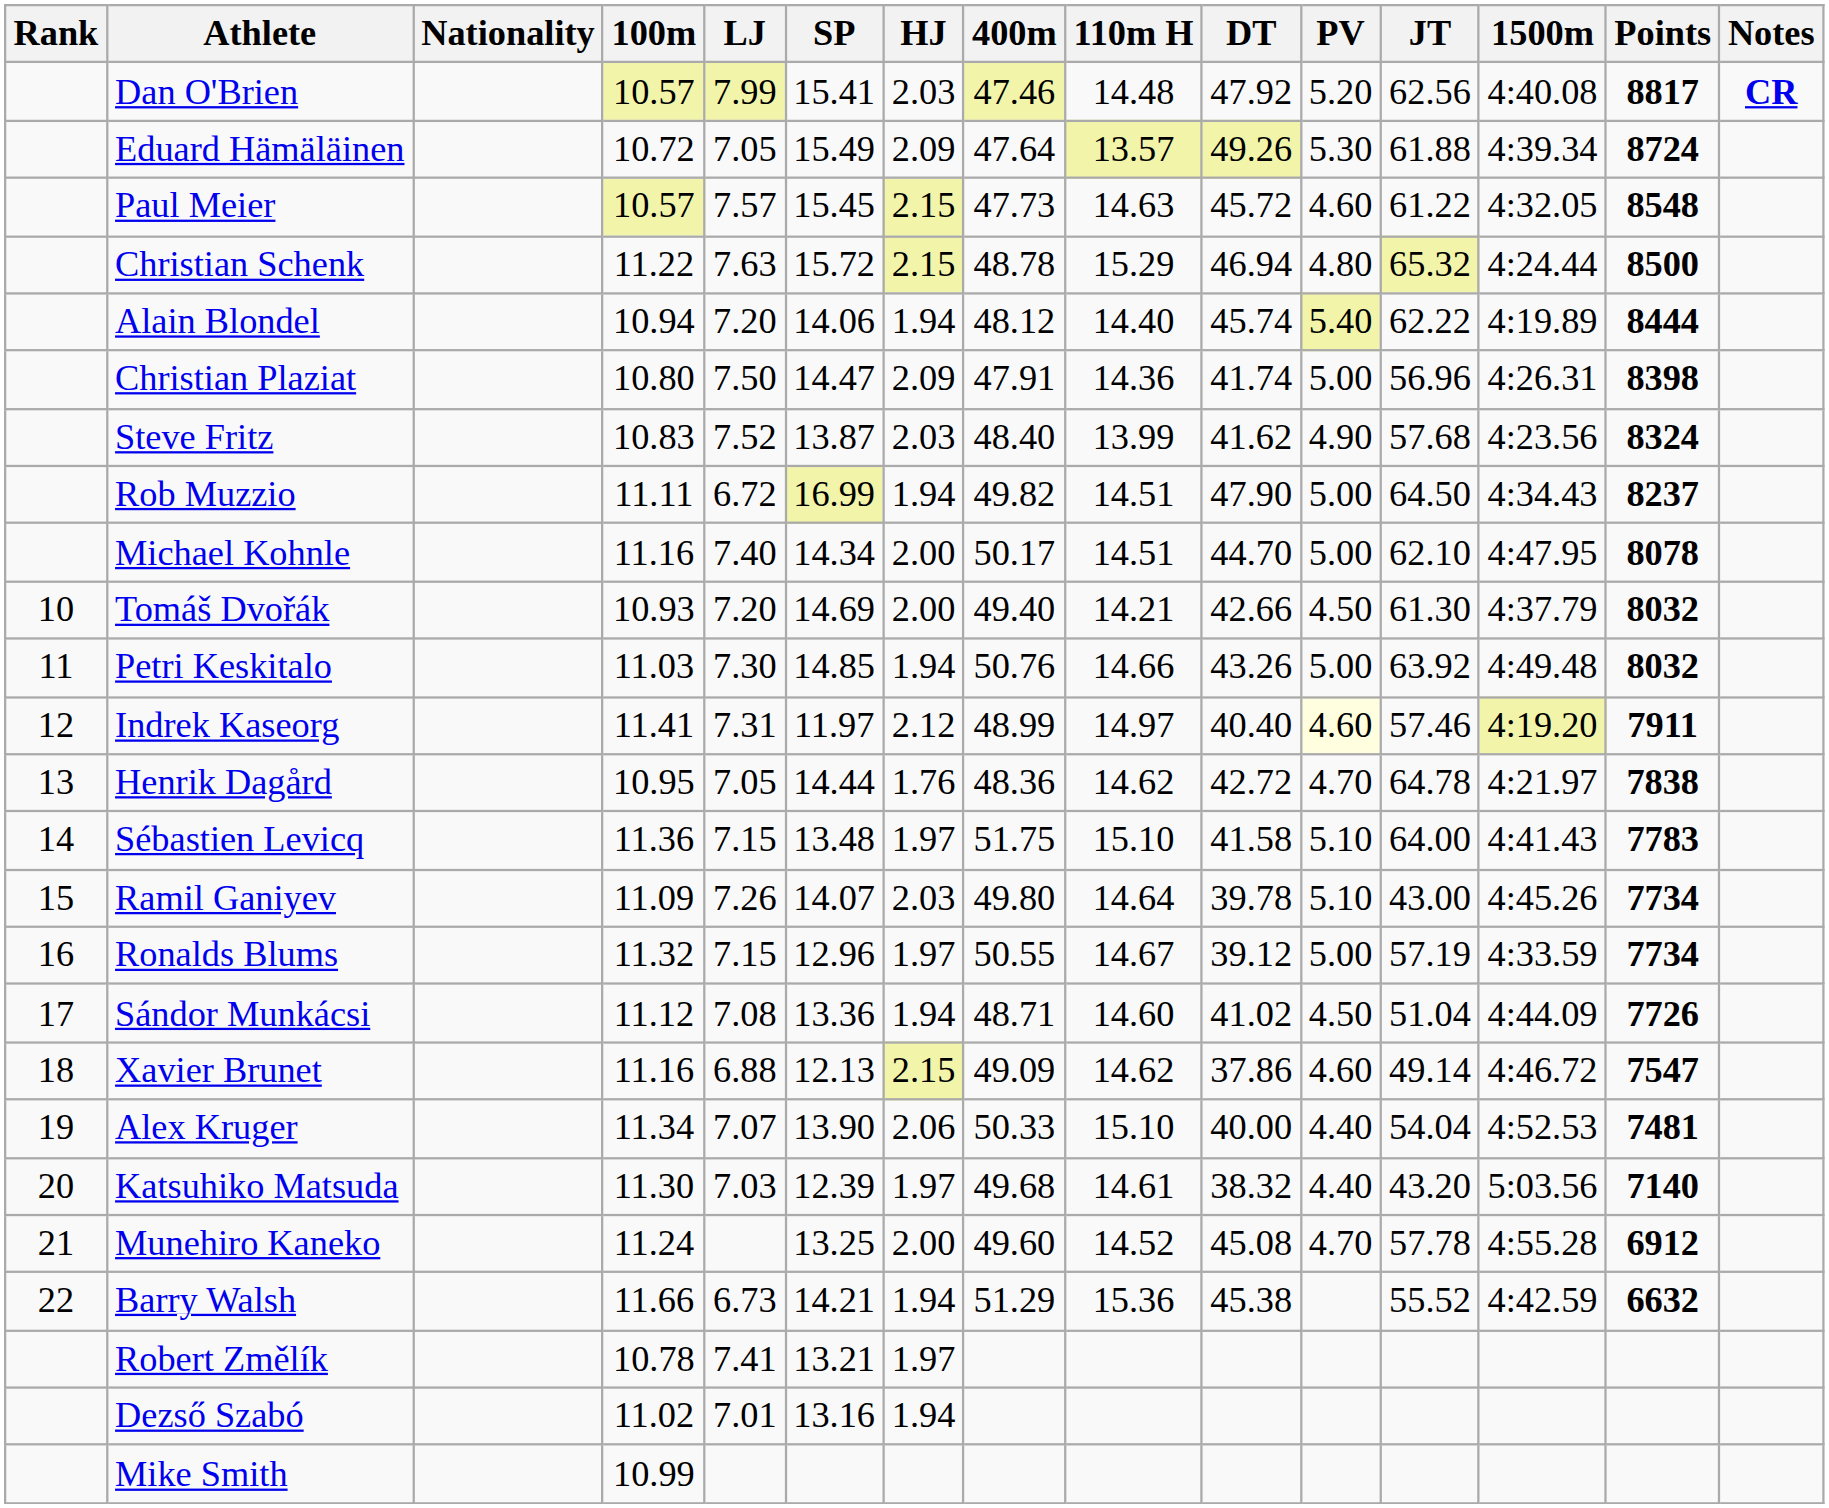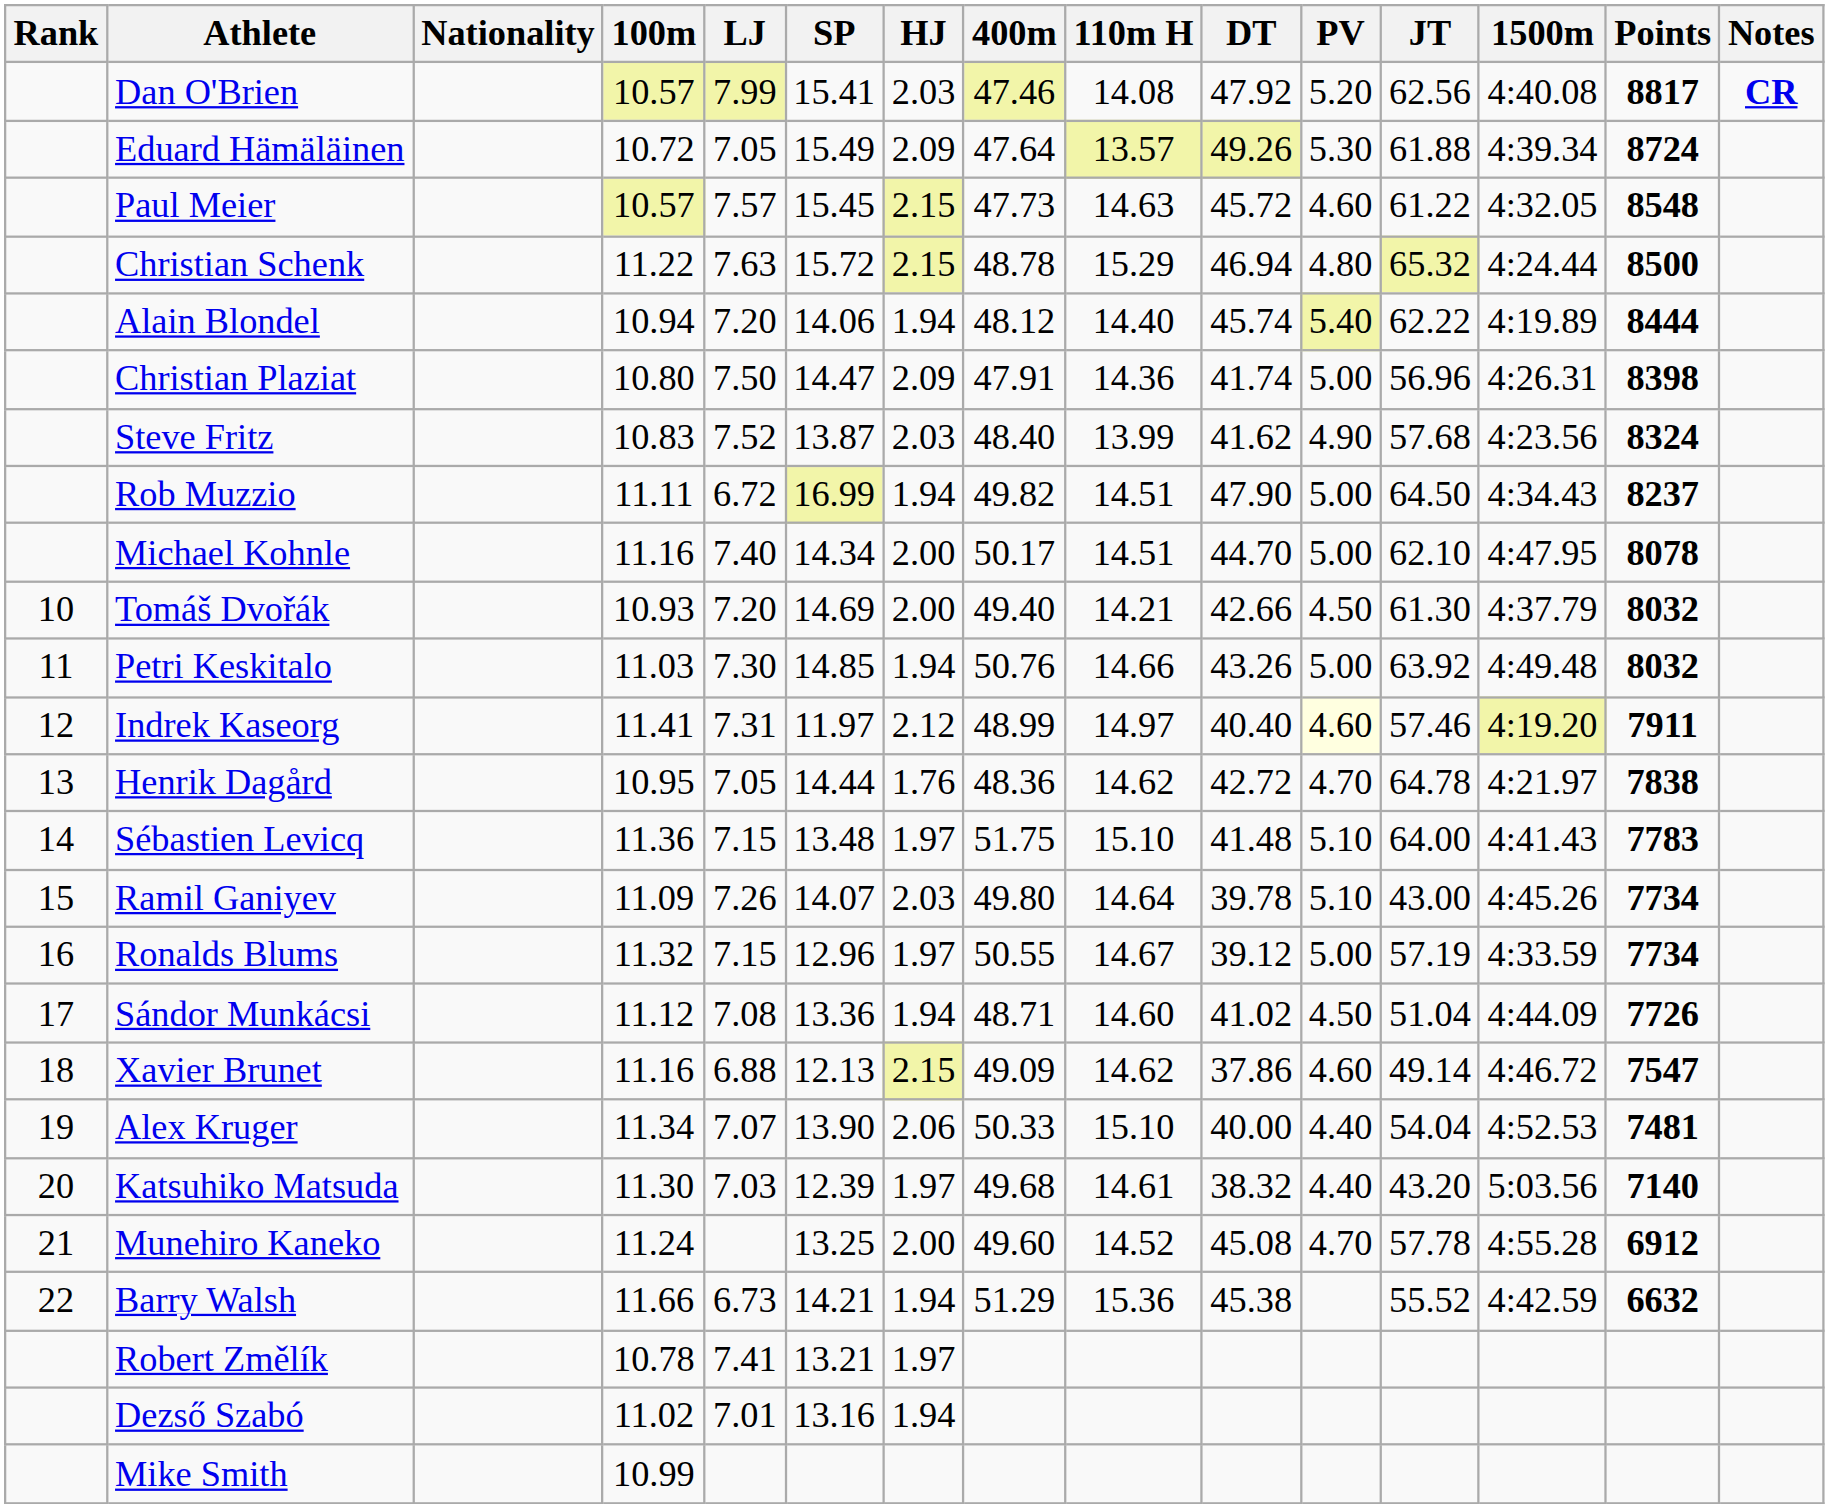(1134, 90) 14.48 -> (1134, 90) 14.08
(1251, 839) 41.58 -> (1251, 839) 41.48
